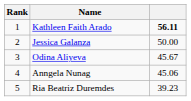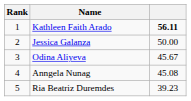(168, 73) 45.06 -> (168, 73) 45.08
